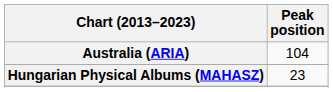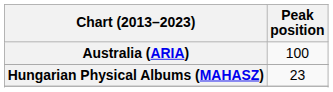(297, 53) 104 -> (297, 53) 100
